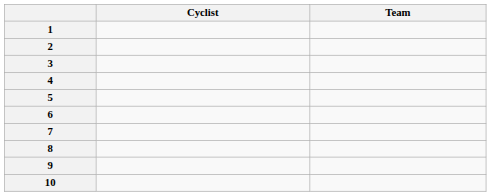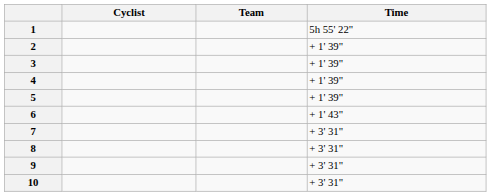+ column: (396, 13)
